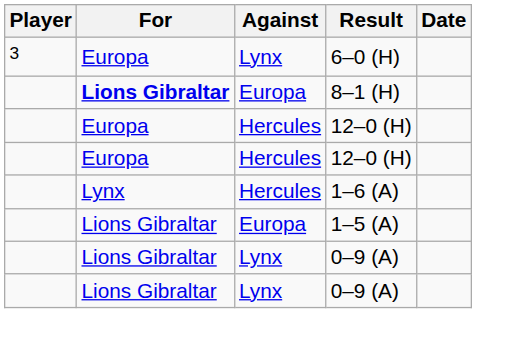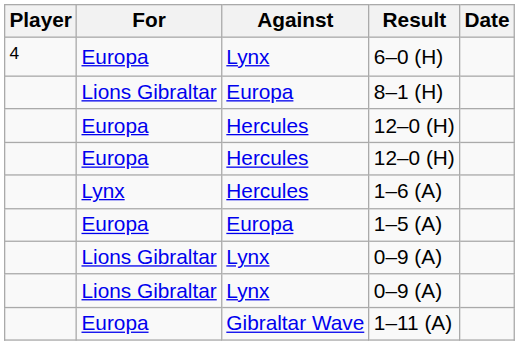(14, 52) 3 -> (14, 52) 4
(155, 92) bold -> (149, 92) normal
(149, 224) Lions Gibraltar -> (115, 224) Europa
+ row: (295, 323)
